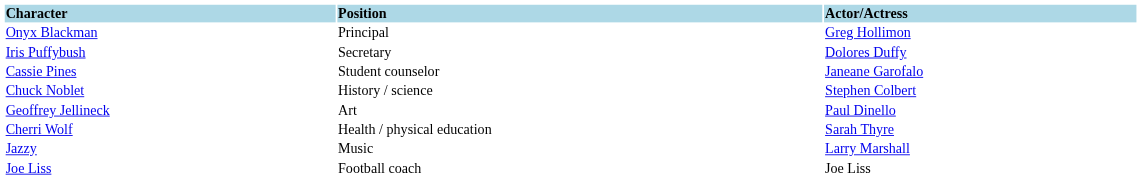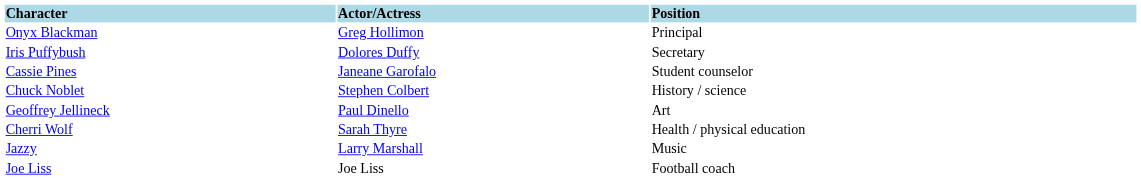columns swapped: (362, 13) <-> (866, 13)
